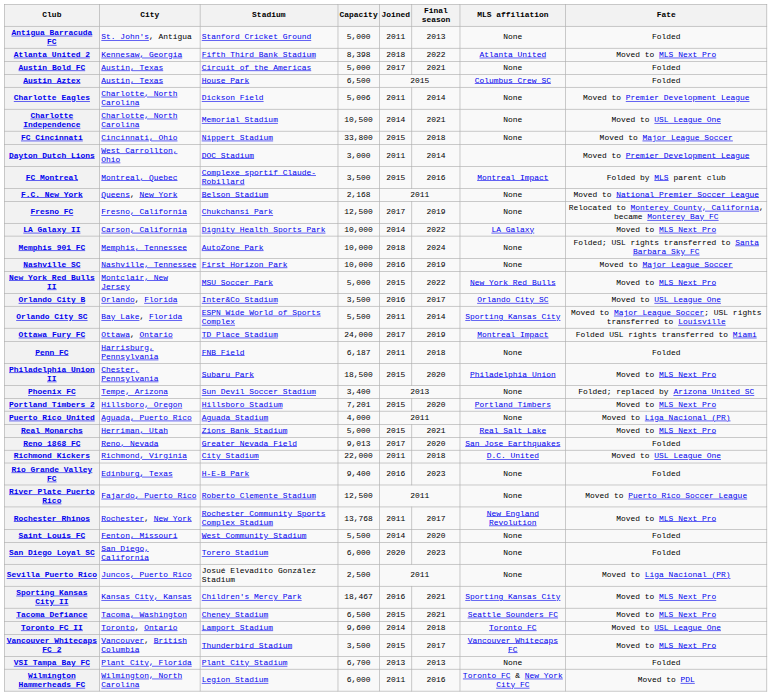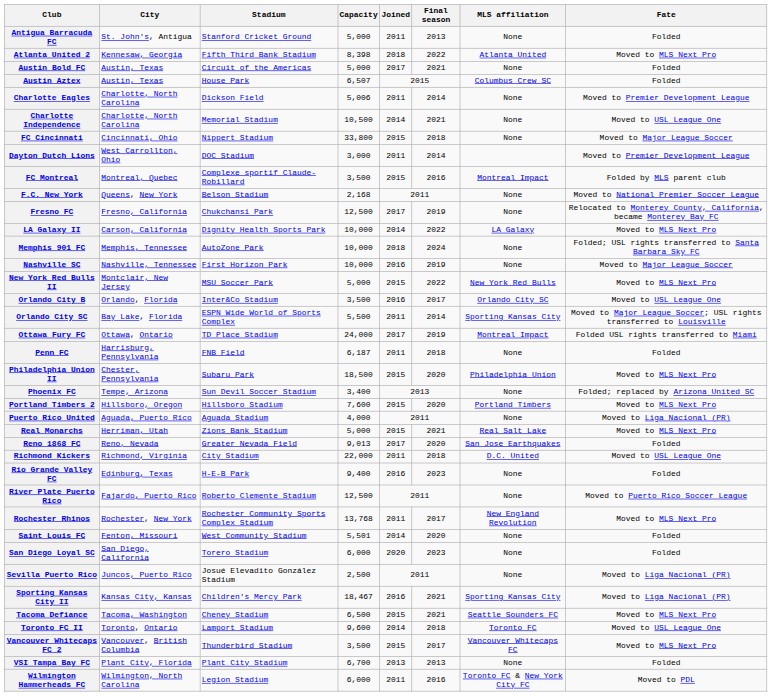(359, 81) 6,500 -> (359, 81) 6,507
(359, 405) 7,201 -> (359, 405) 7,600
(359, 536) 5,500 -> (359, 536) 5,501
(666, 597) Moved to MLS Next Pro -> (666, 597) Moved to Liga Nacional (PR)
